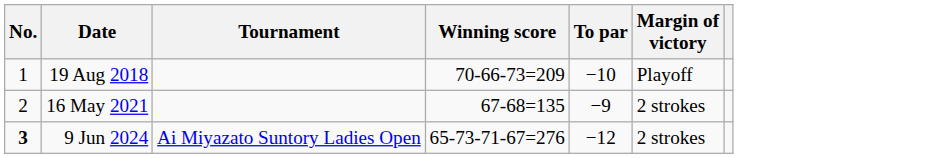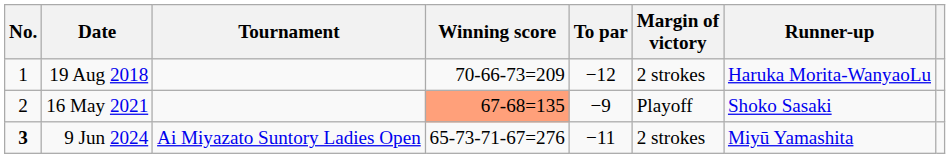+ column: (829, 31)
(601, 74) −10 -> (601, 74) −12
(665, 74) Playoff -> (671, 74) 2 strokes
(523, 106) no background -> (523, 106) lightsalmon background
(671, 106) 2 strokes -> (665, 106) Playoff
(601, 137) −12 -> (601, 137) −11
